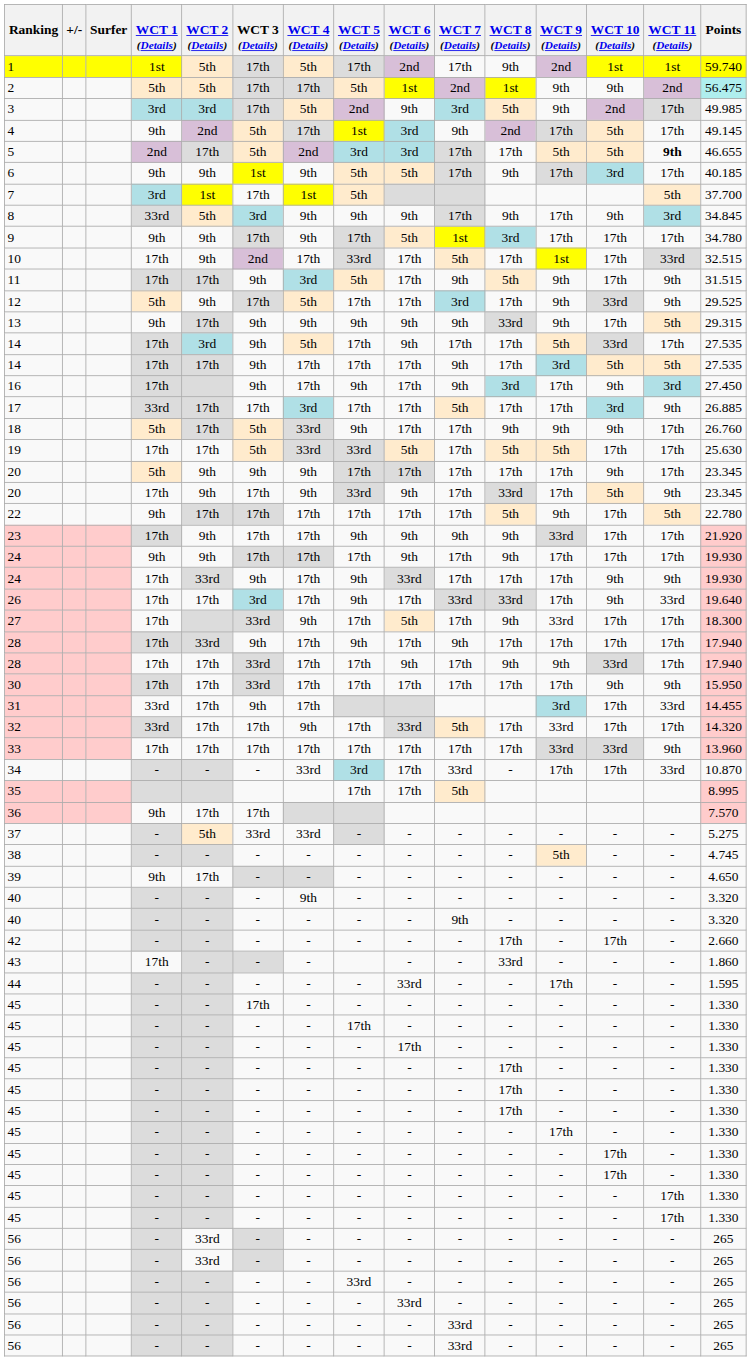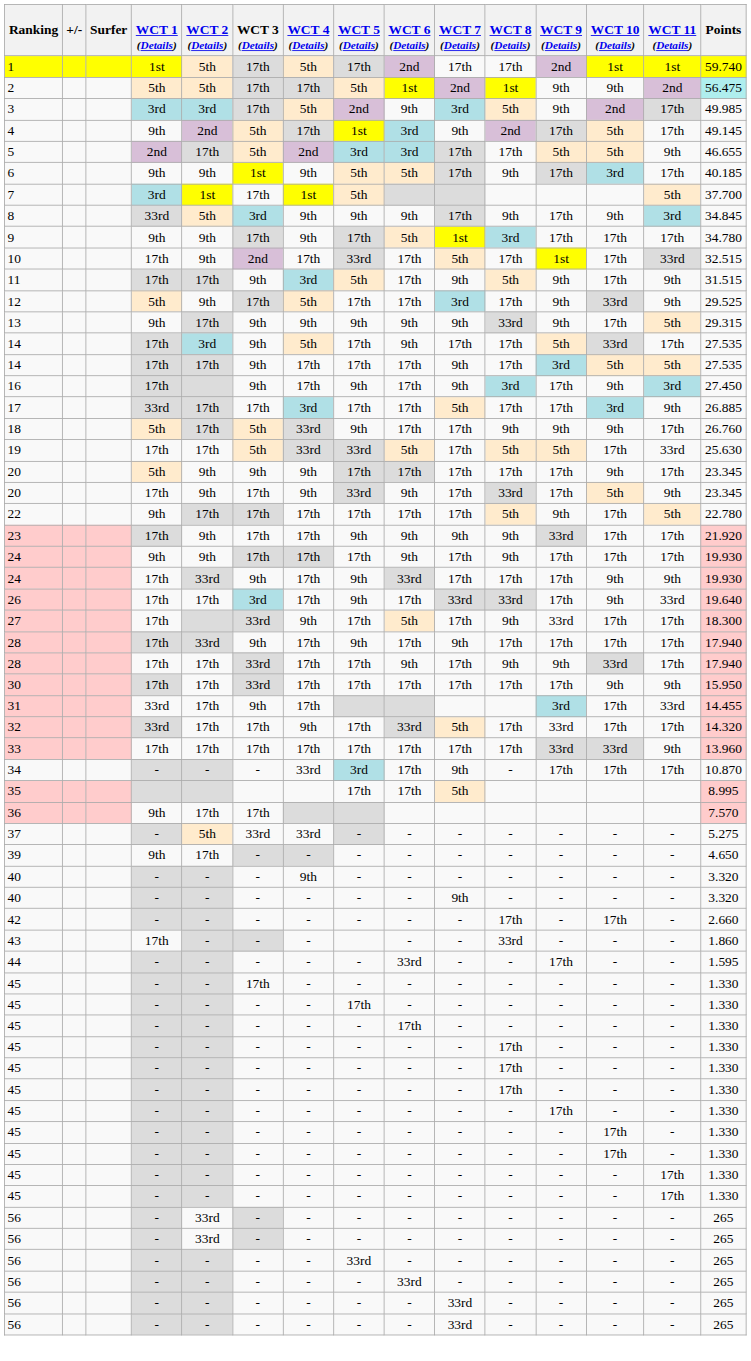(511, 66) 9th -> (511, 66) 17th
(672, 151) bold -> (672, 151) normal
(672, 450) 17th -> (672, 450) 33rd
(460, 770) 33rd -> (460, 770) 9th
(672, 770) 33rd -> (672, 770) 17th
- row: (14, 855)
